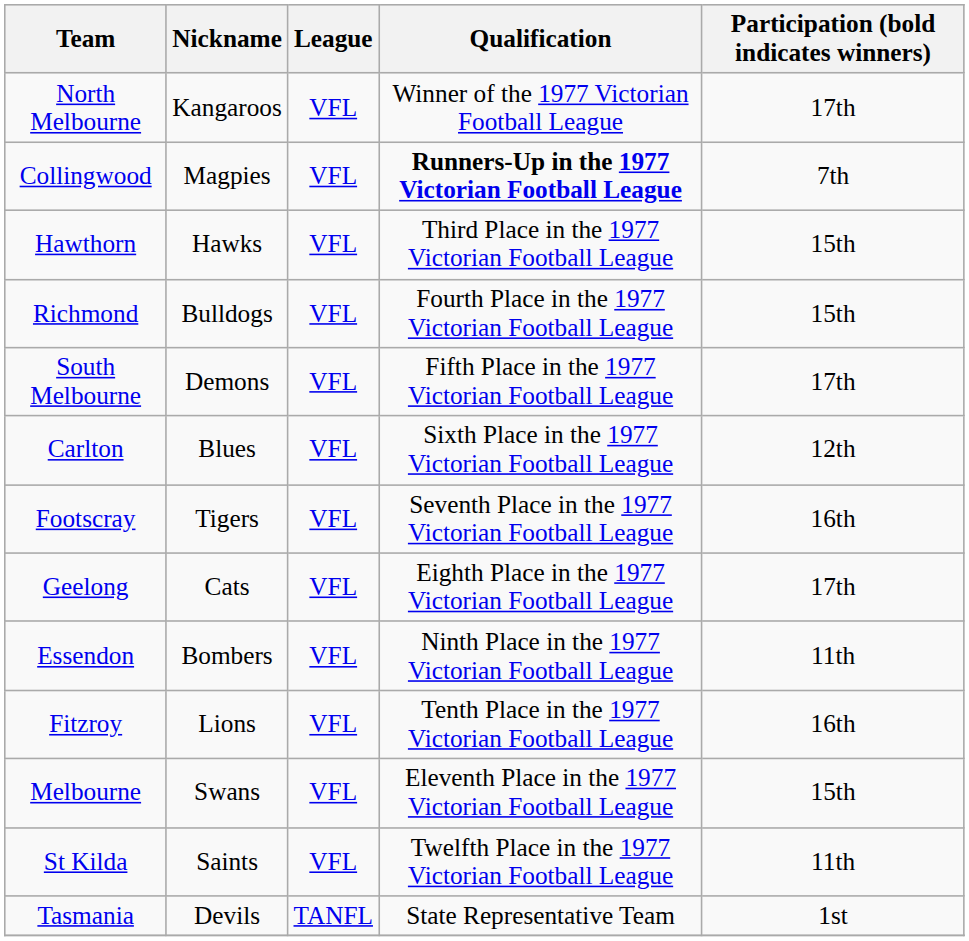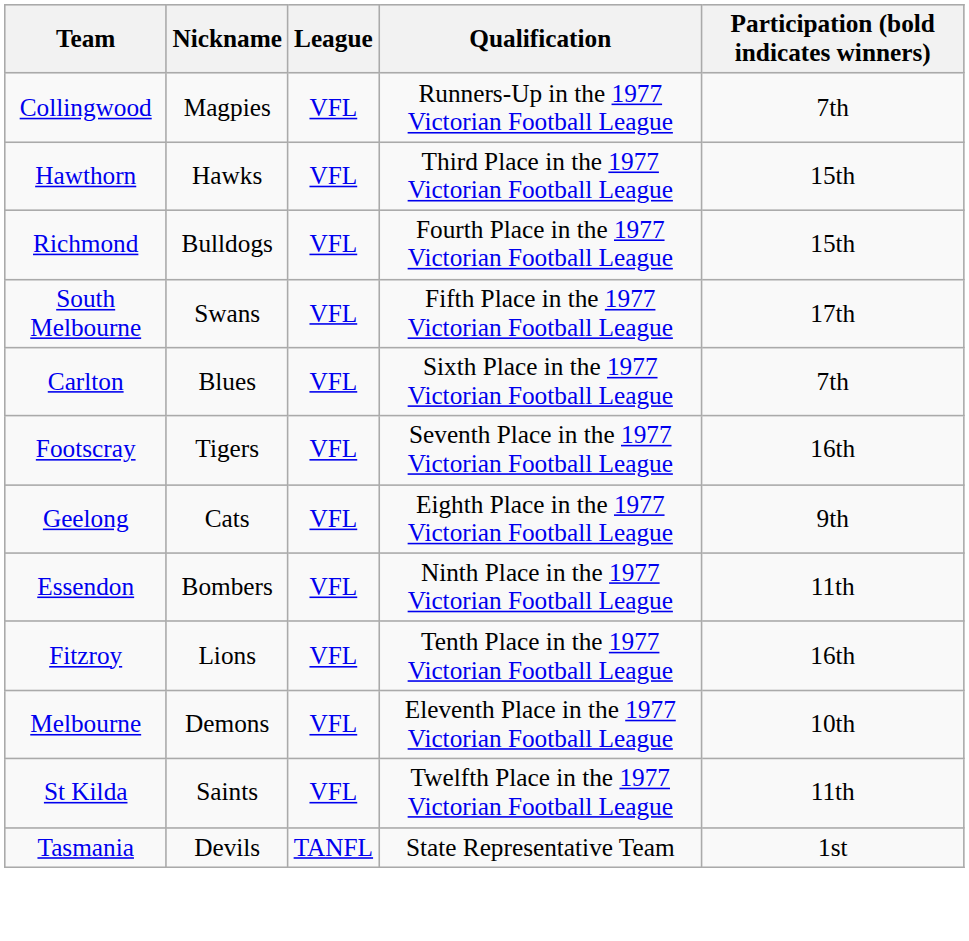- row: (86, 107)
(541, 175) bold -> (540, 107) normal
(227, 381) Demons -> (227, 312) Swans
(833, 449) 12th -> (833, 381) 7th
(833, 587) 17th -> (833, 518) 9th
(227, 792) Swans -> (227, 724) Demons
(833, 792) 15th -> (833, 724) 10th
